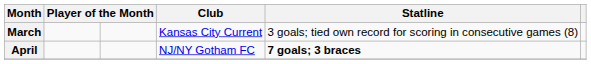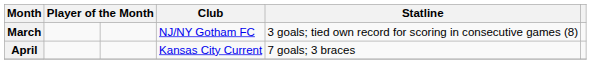(211, 31) Kansas City Current -> (207, 31) NJ/NY Gotham FC
(207, 50) NJ/NY Gotham FC -> (211, 50) Kansas City Current
(314, 50) bold -> (311, 50) normal
